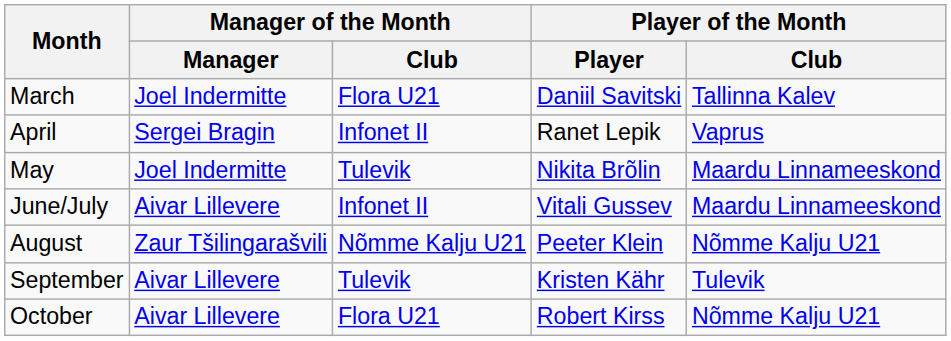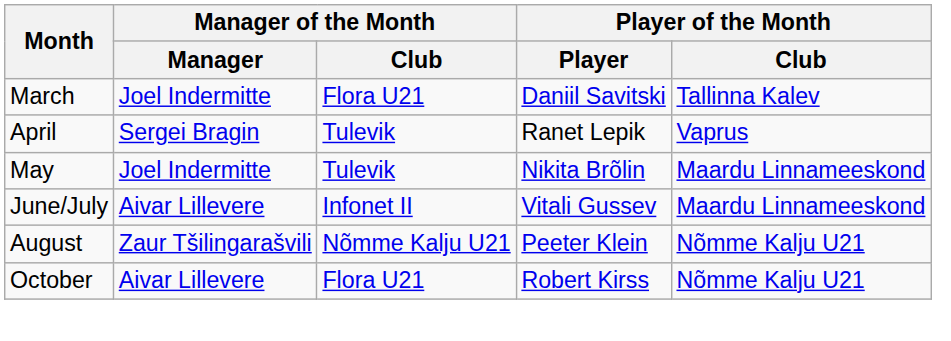(383, 133) Infonet II -> (359, 133) Tulevik
- row: (67, 280)
